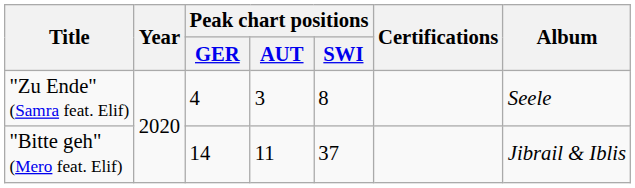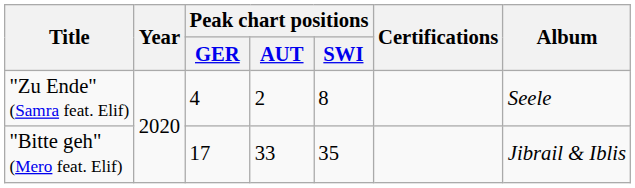(260, 97) 3 -> (260, 97) 2
(200, 153) 14 -> (200, 153) 17
(265, 153) 11 -> (265, 153) 33
(329, 153) 37 -> (329, 153) 35
